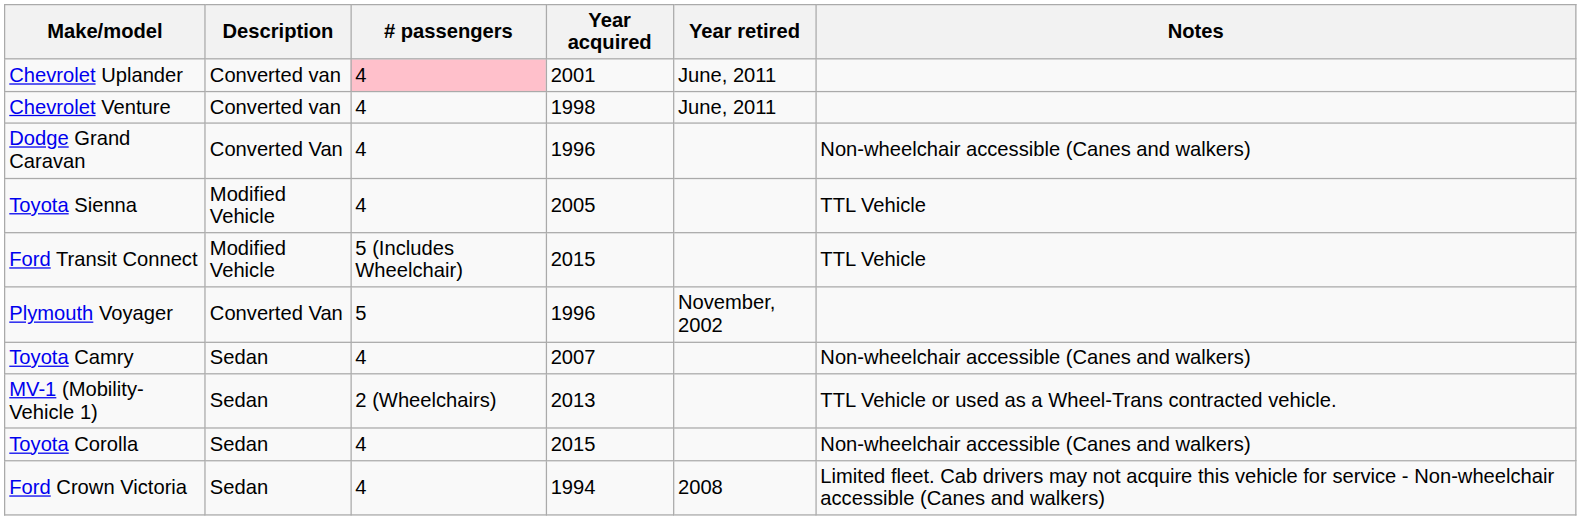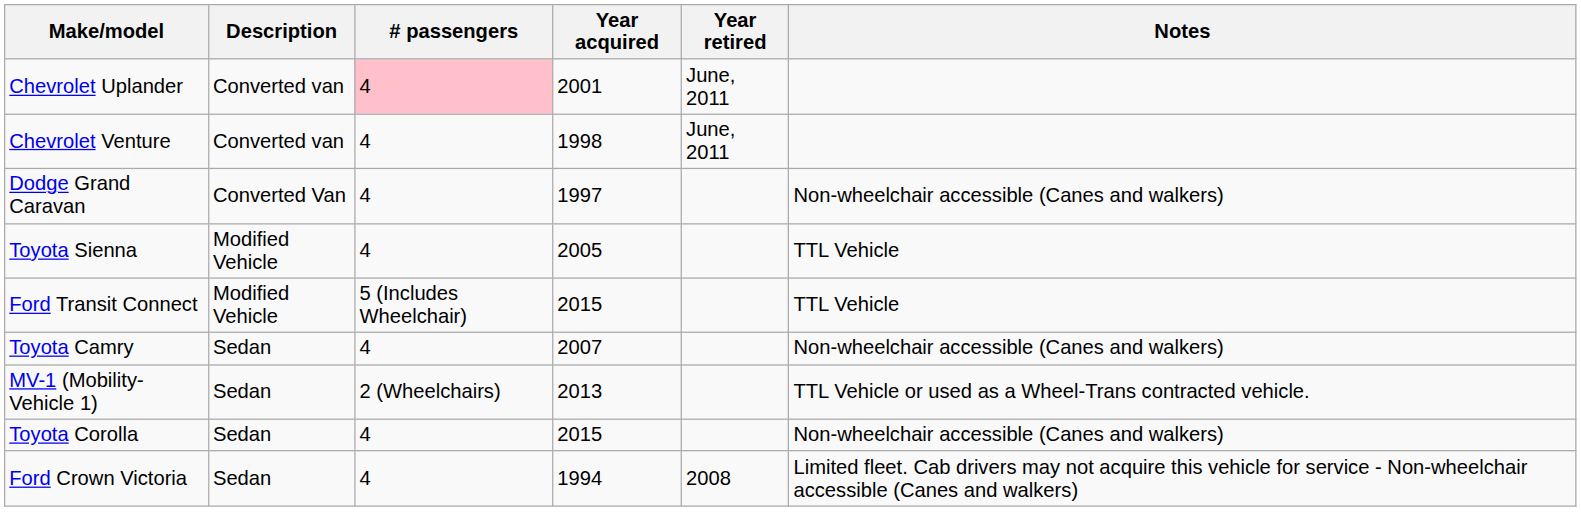(573, 150) 1996 -> (580, 195) 1997
- row: (91, 314)
